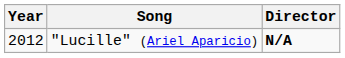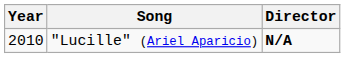(26, 41) 2012 -> (26, 41) 2010
